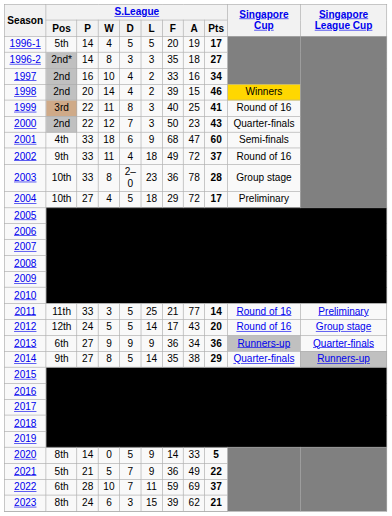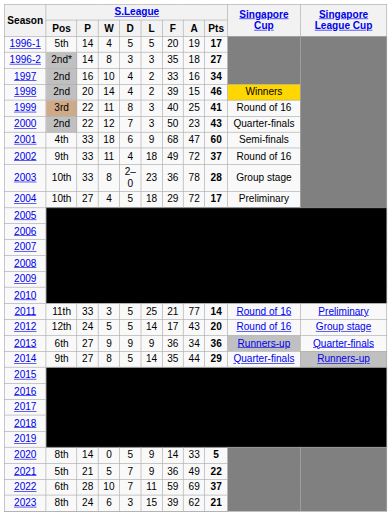(194, 359) 38 -> (194, 359) 44
